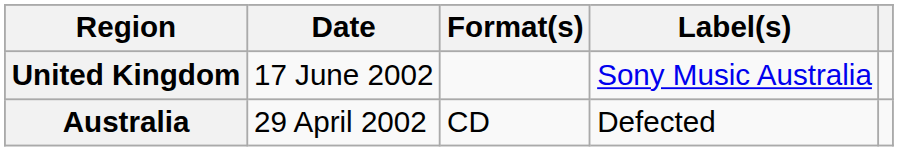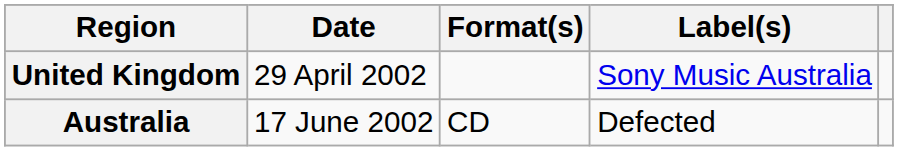(344, 74) 17 June 2002 -> (340, 74) 29 April 2002
(340, 121) 29 April 2002 -> (344, 121) 17 June 2002
